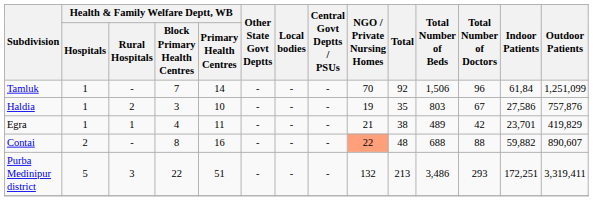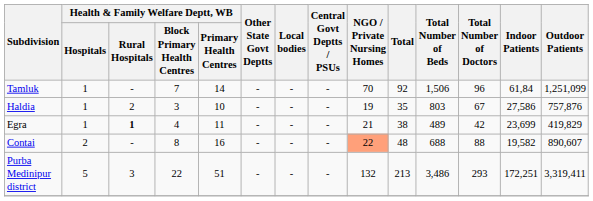(132, 125) normal -> (132, 125) bold
(521, 125) 23,701 -> (521, 125) 23,699
(521, 143) 59,882 -> (521, 143) 19,582
